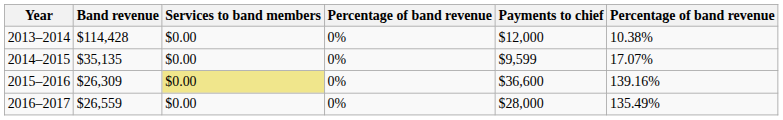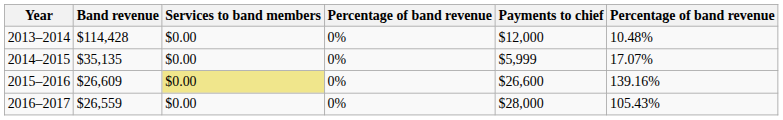(631, 37) 10.38% -> (631, 37) 10.48%
(518, 59) $9,599 -> (518, 59) $5,999
(99, 81) $26,309 -> (99, 81) $26,609
(521, 81) $36,600 -> (521, 81) $26,600
(635, 103) 135.49% -> (635, 103) 105.43%
